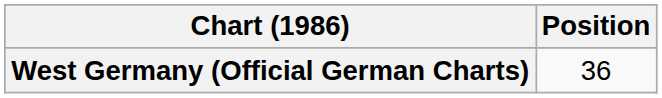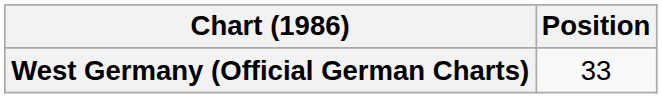(596, 69) 36 -> (596, 69) 33
